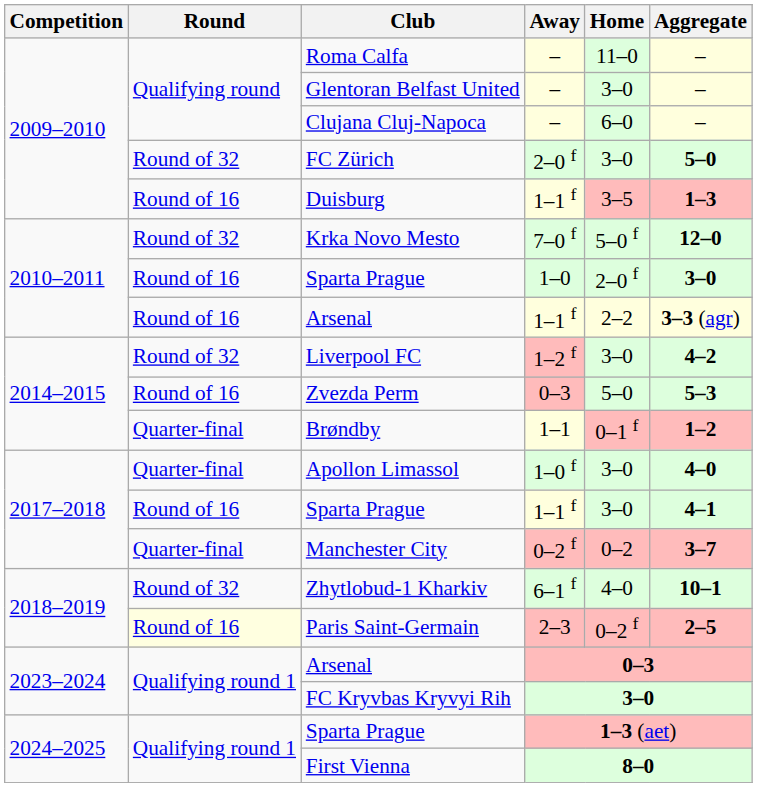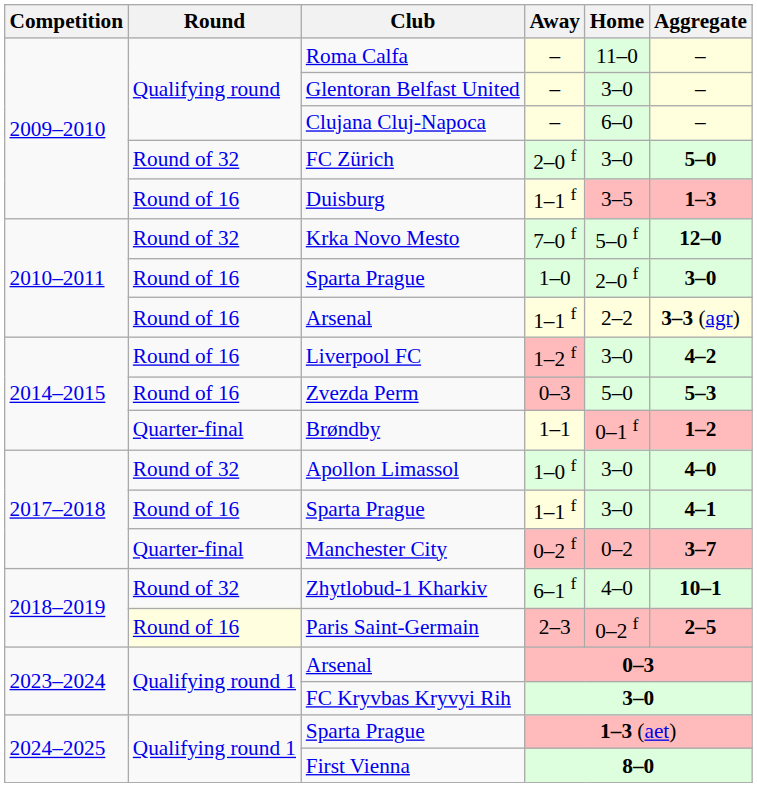(186, 356) Round of 32 -> (186, 356) Round of 16
(188, 469) Quarter-final -> (186, 469) Round of 32
